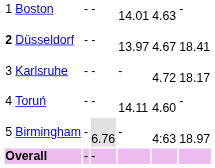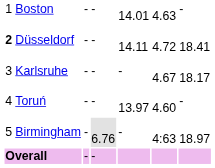(134, 47) 13.97 -> (133, 47) 14.11
(164, 47) 4.67 -> (164, 47) 4.72
(164, 77) 4.72 -> (164, 77) 4.67
(133, 108) 14.11 -> (134, 108) 13.97
